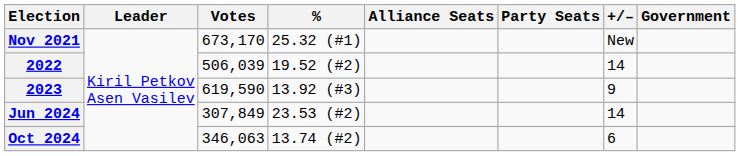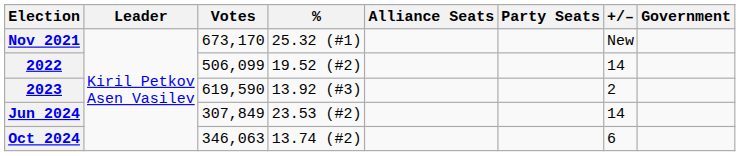(233, 65) 506,039 -> (233, 65) 506,099
(612, 90) 9 -> (612, 90) 2
